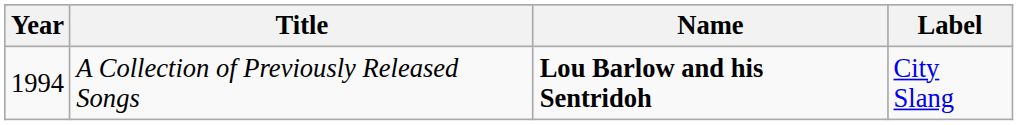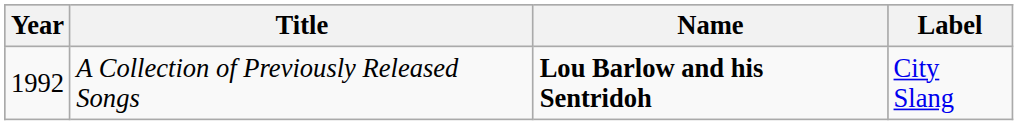(38, 82) 1994 -> (38, 82) 1992
